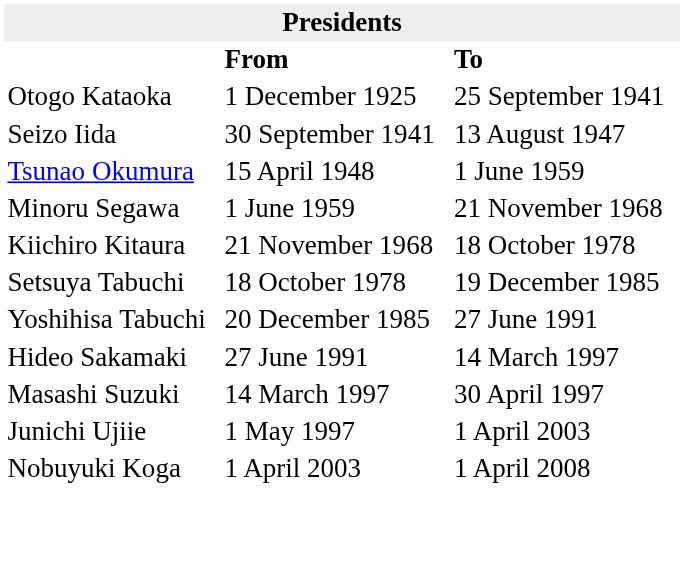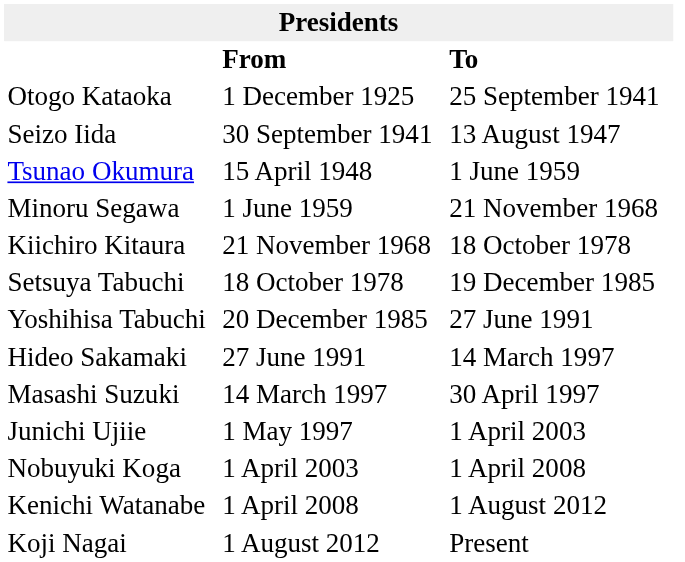+ row: (106, 505)
+ row: (67, 542)
